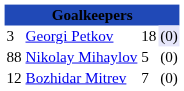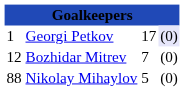(10, 35) 3 -> (10, 35) 1
(149, 35) 18 -> (149, 35) 17
rows swapped: (76, 77) <-> (81, 56)
